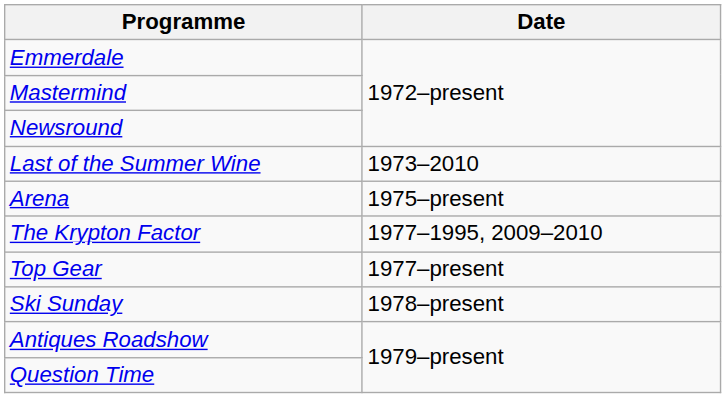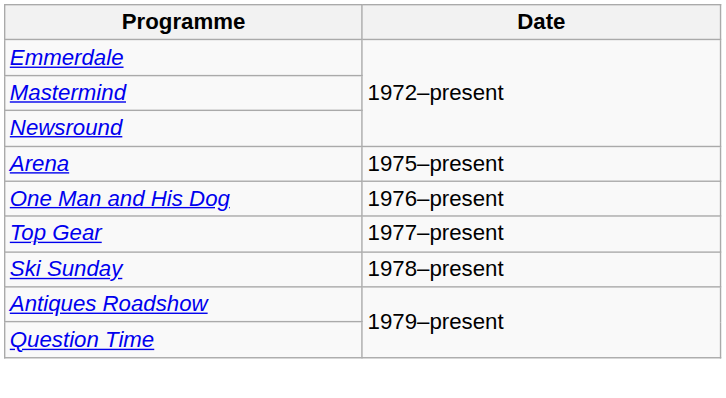- row: (135, 163)
+ row: (120, 198)
- row: (105, 233)
